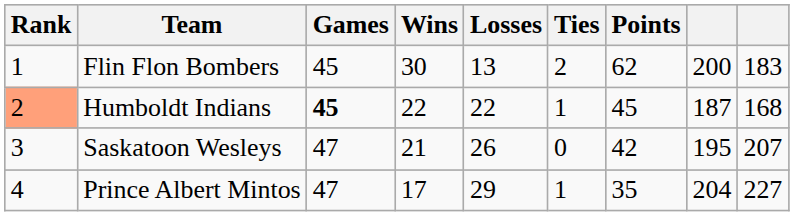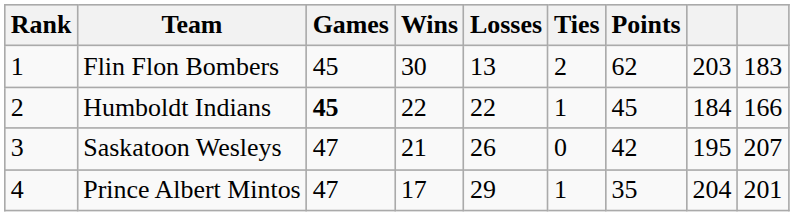(712, 66) 200 -> (712, 66) 203
(17, 107) lightsalmon background -> (17, 107) no background
(712, 107) 187 -> (712, 107) 184
(763, 107) 168 -> (763, 107) 166
(763, 189) 227 -> (763, 189) 201
